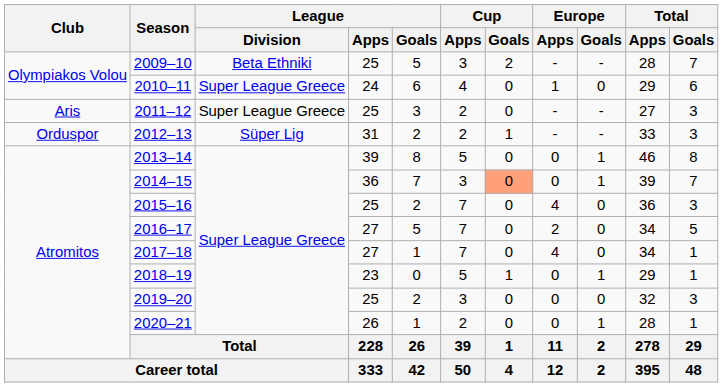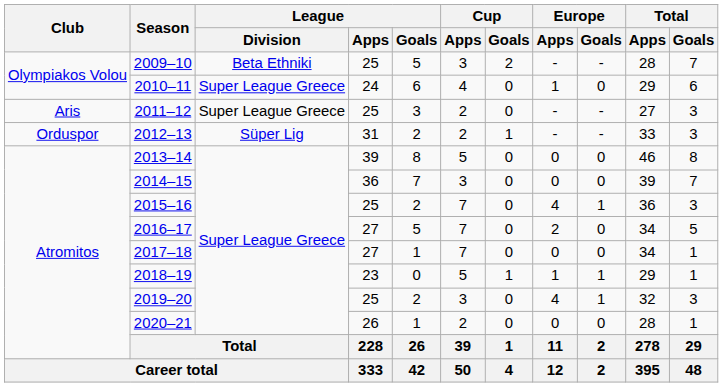(601, 157) 1 -> (601, 157) 0
(509, 181) lightsalmon background -> (509, 181) no background
(601, 181) 1 -> (601, 181) 0
(601, 205) 0 -> (601, 205) 1
(555, 252) 4 -> (555, 252) 0
(555, 275) 0 -> (555, 275) 1
(555, 299) 0 -> (555, 299) 4
(601, 299) 0 -> (601, 299) 1
(601, 323) 1 -> (601, 323) 0
